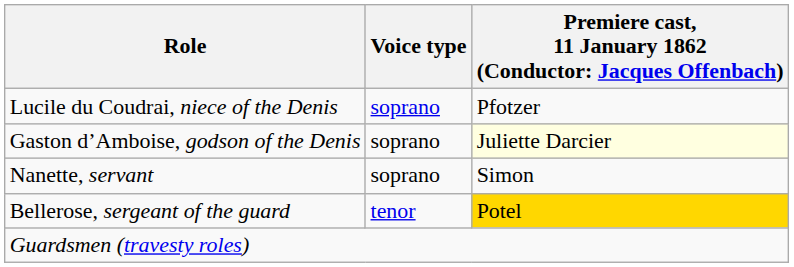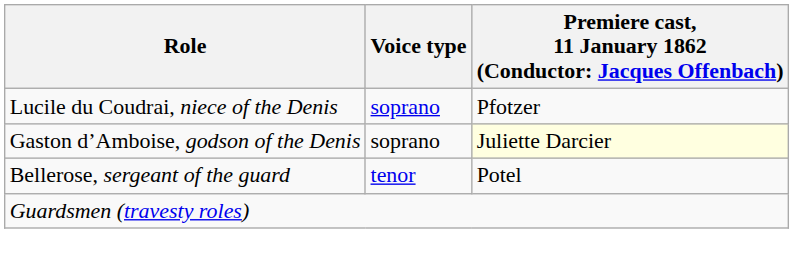- row: (82, 175)
(499, 210) gold background -> (499, 175) no background
